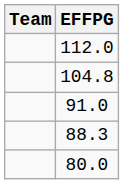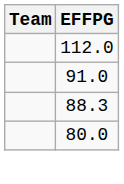- row: (87, 77)
